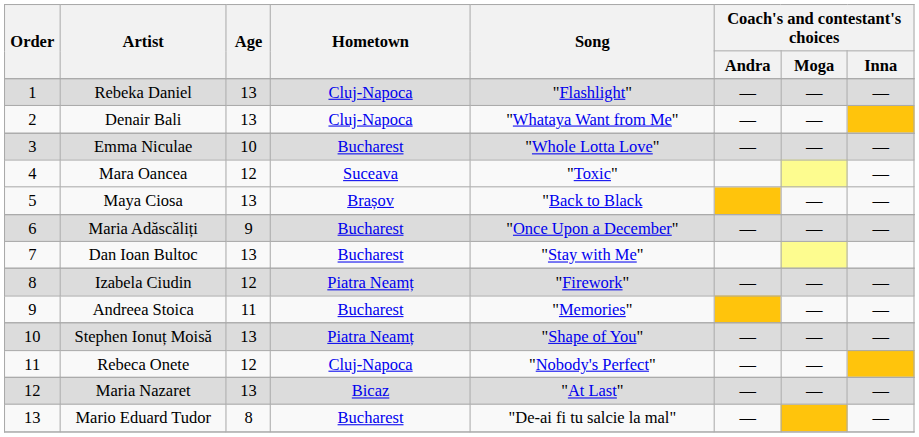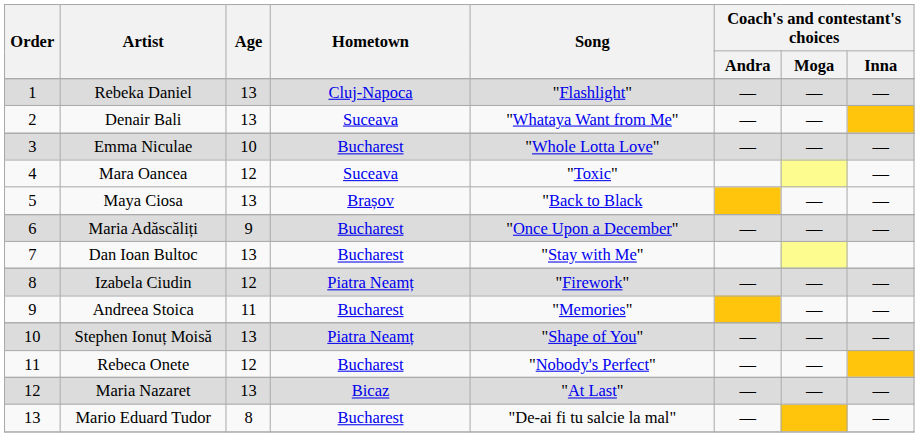(371, 119) Cluj-Napoca -> (371, 119) Suceava
(371, 364) Cluj-Napoca -> (371, 364) Bucharest
